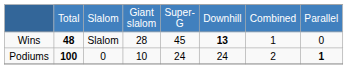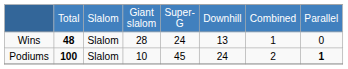(180, 40) 45 -> (180, 40) 24
(222, 40) bold -> (222, 40) normal
(103, 56) 0 -> (103, 56) Slalom
(180, 56) 24 -> (180, 56) 45
